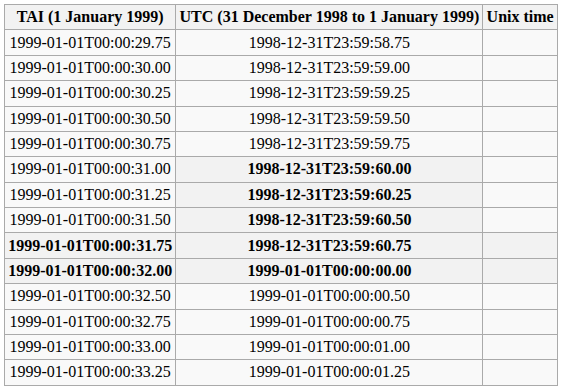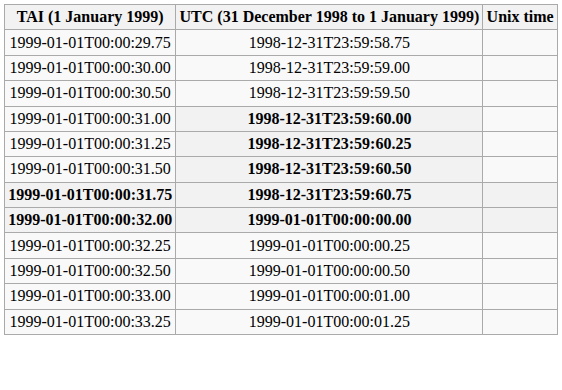- row: (90, 93)
- row: (90, 144)
+ row: (90, 245)
- row: (90, 321)
